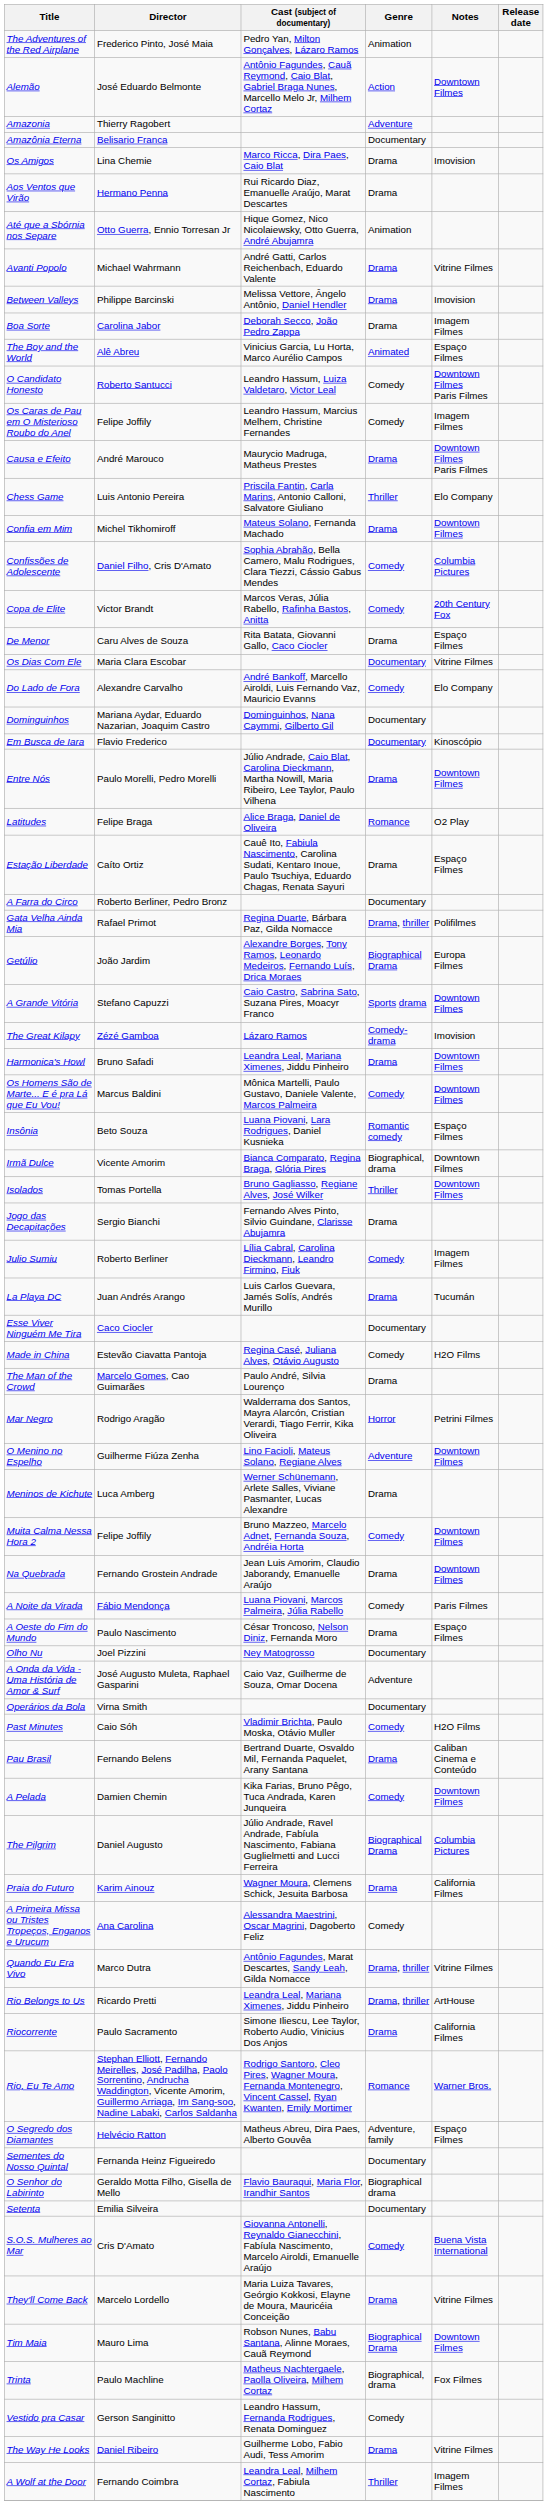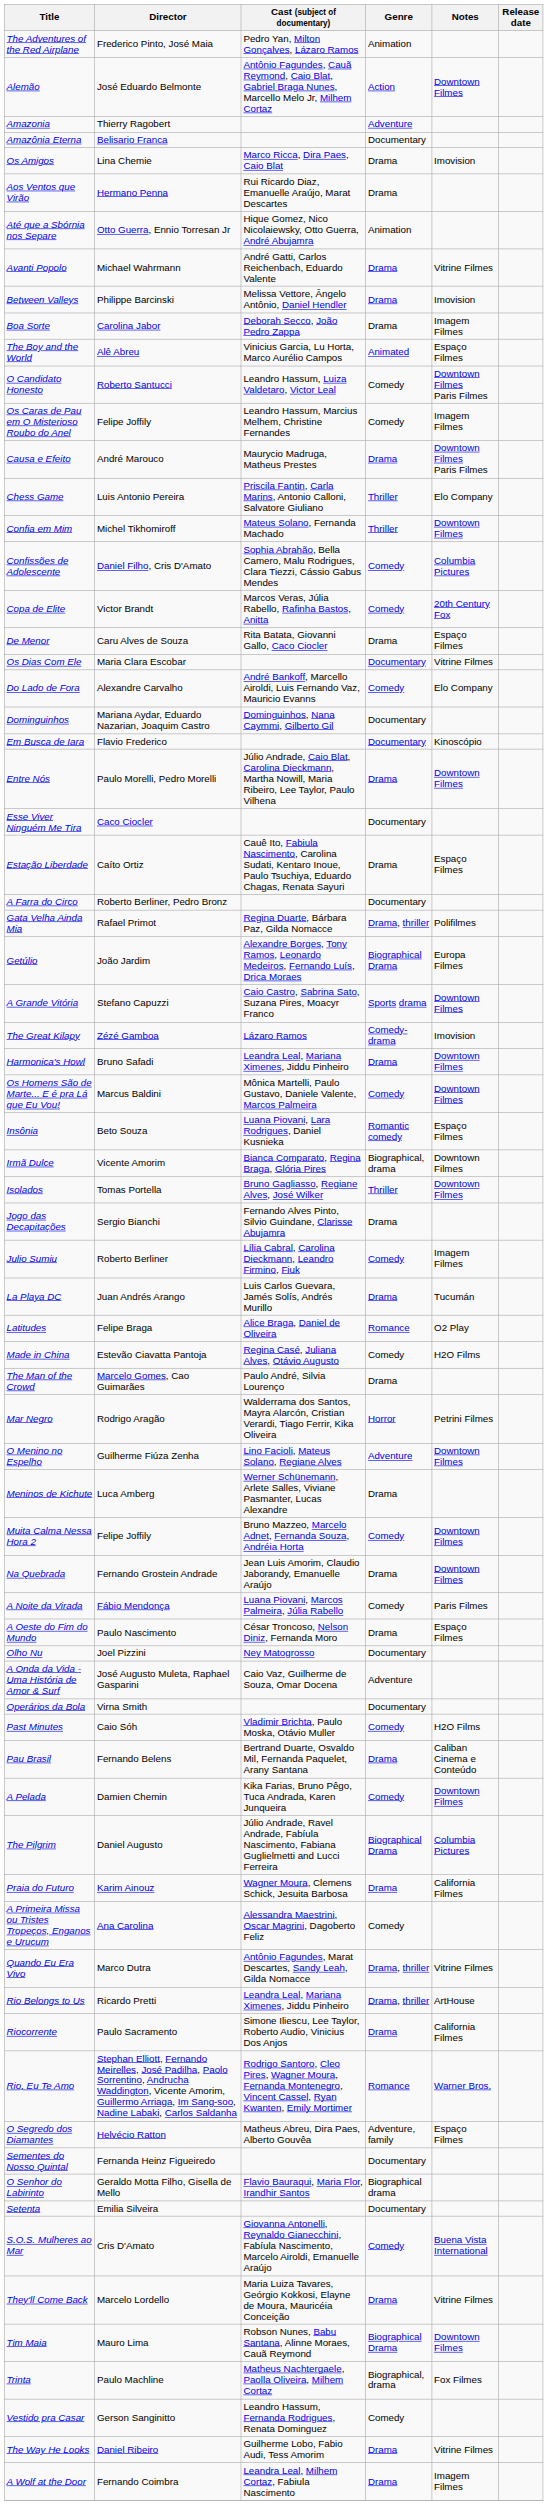(383, 528) Drama -> (383, 528) Thriller
rows swapped: (44, 1328) <-> (26, 821)
(383, 2481) Thriller -> (383, 2481) Drama
